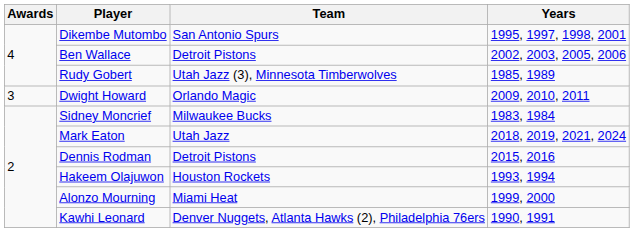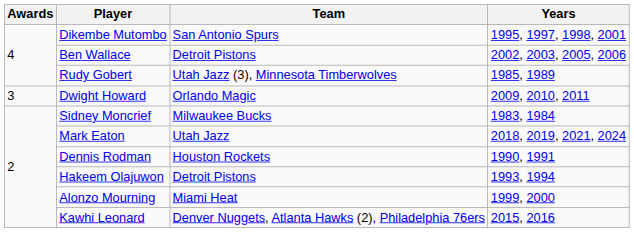(214, 156) Detroit Pistons -> (221, 156) Houston Rockets
(523, 156) 2015, 2016 -> (523, 156) 1990, 1991
(221, 177) Houston Rockets -> (214, 177) Detroit Pistons
(523, 217) 1990, 1991 -> (523, 217) 2015, 2016
